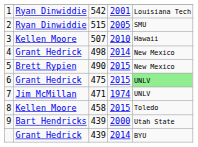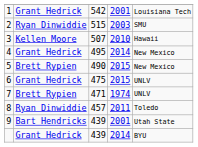(51, 11) Ryan Dinwiddie -> (49, 11) Grant Hedrick
(120, 25) 2005 -> (120, 25) 2003
(98, 53) 498 -> (98, 53) 495
(142, 80) lightgreen background -> (142, 80) no background
(46, 94) Jim McMillan -> (46, 94) Brett Rypien
(46, 108) Kellen Moore -> (51, 108) Ryan Dinwiddie
(98, 108) 458 -> (98, 108) 457
(120, 108) 2015 -> (120, 108) 2011
(120, 121) 2000 -> (120, 121) 2001
